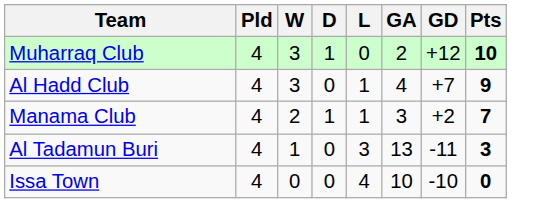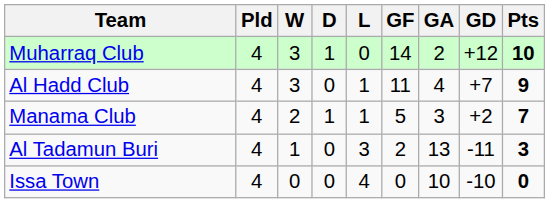+ column: (400, 20)
